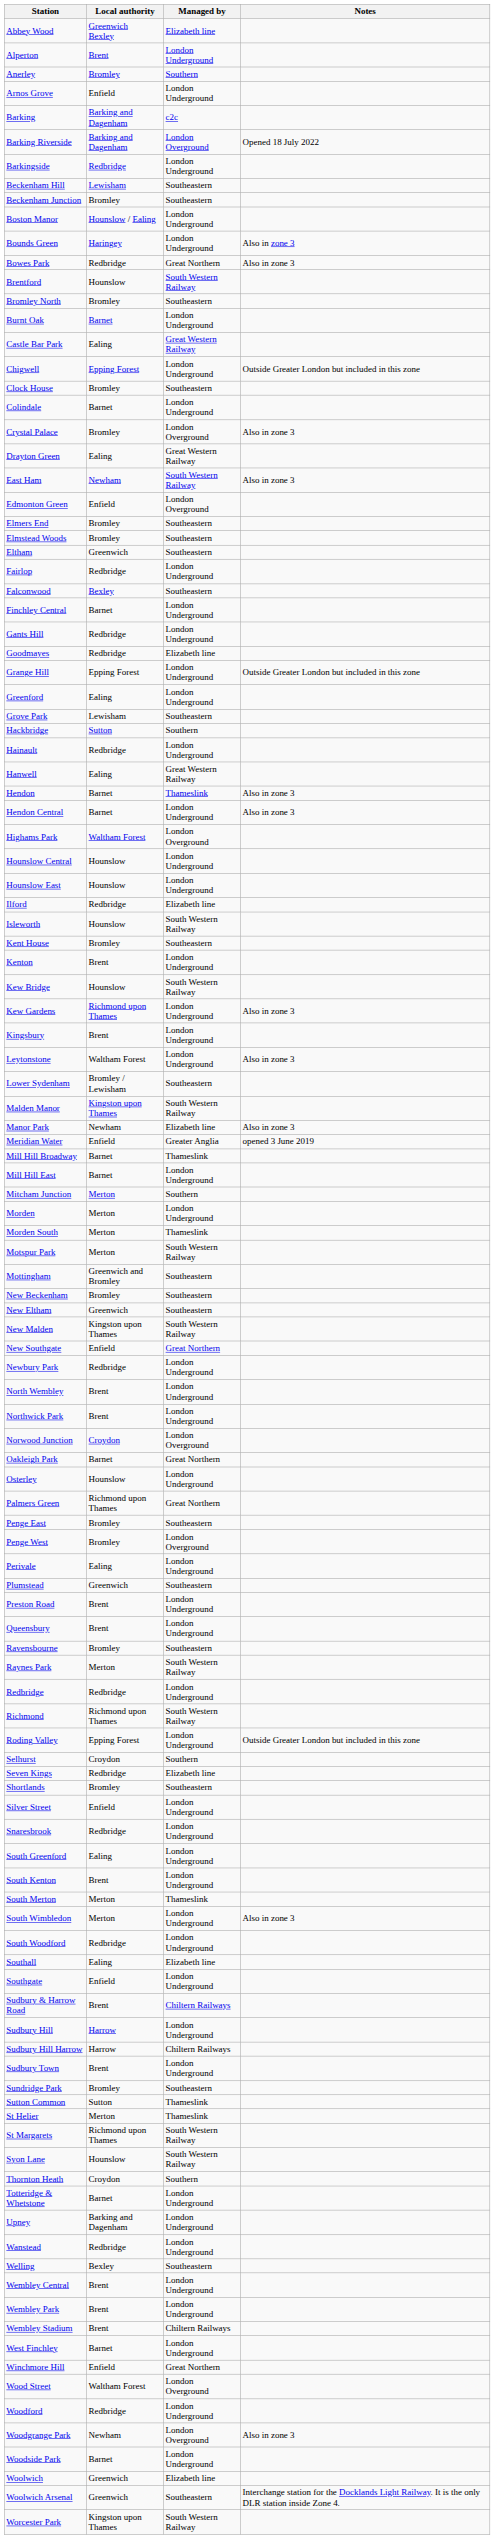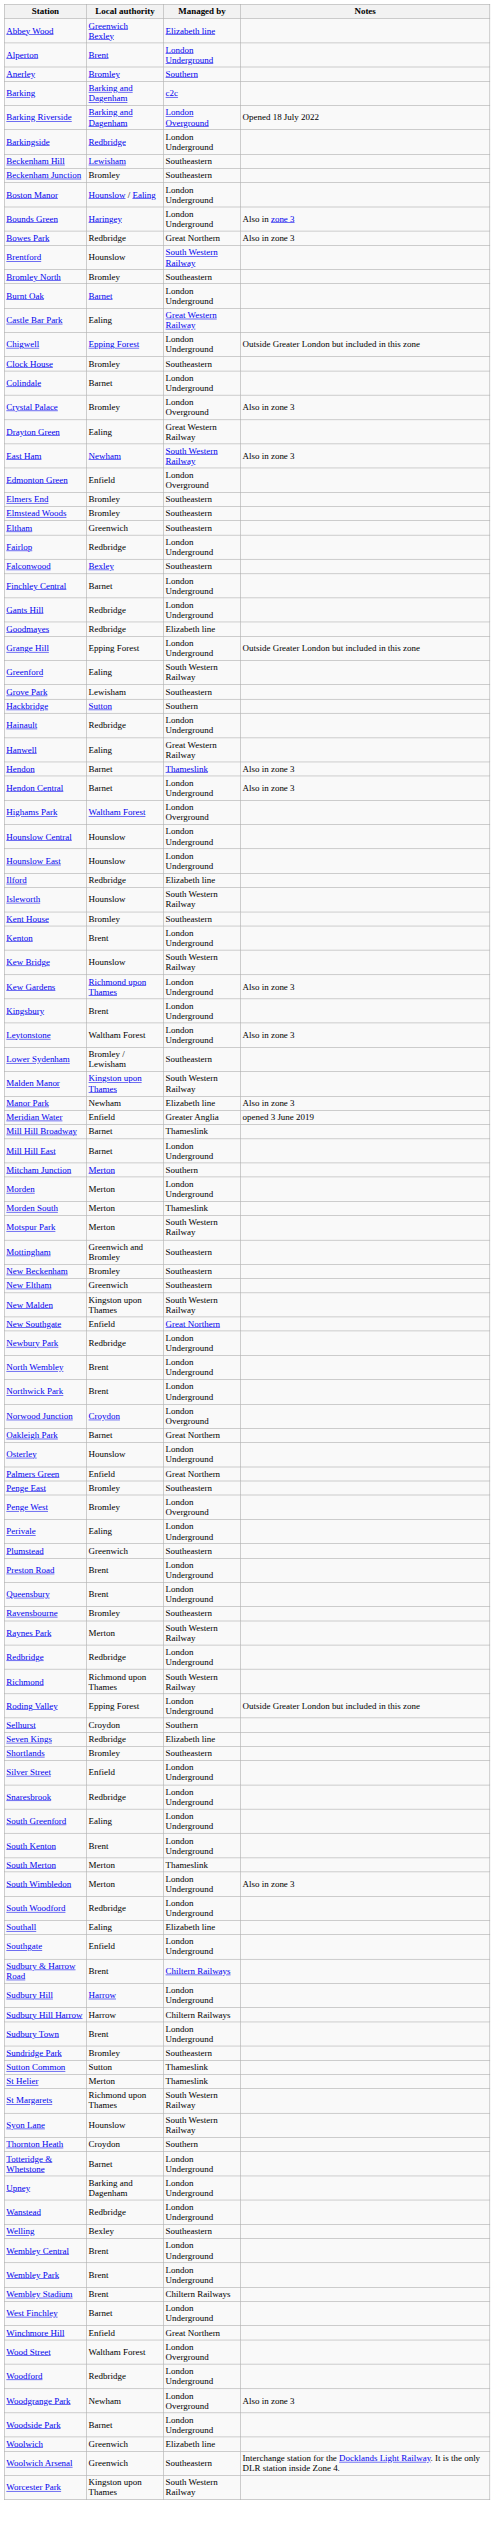- row: (30, 93)
(189, 697) London Underground -> (192, 672) South Western Railway
(117, 1503) Richmond upon Thames -> (102, 1474) Enfield
